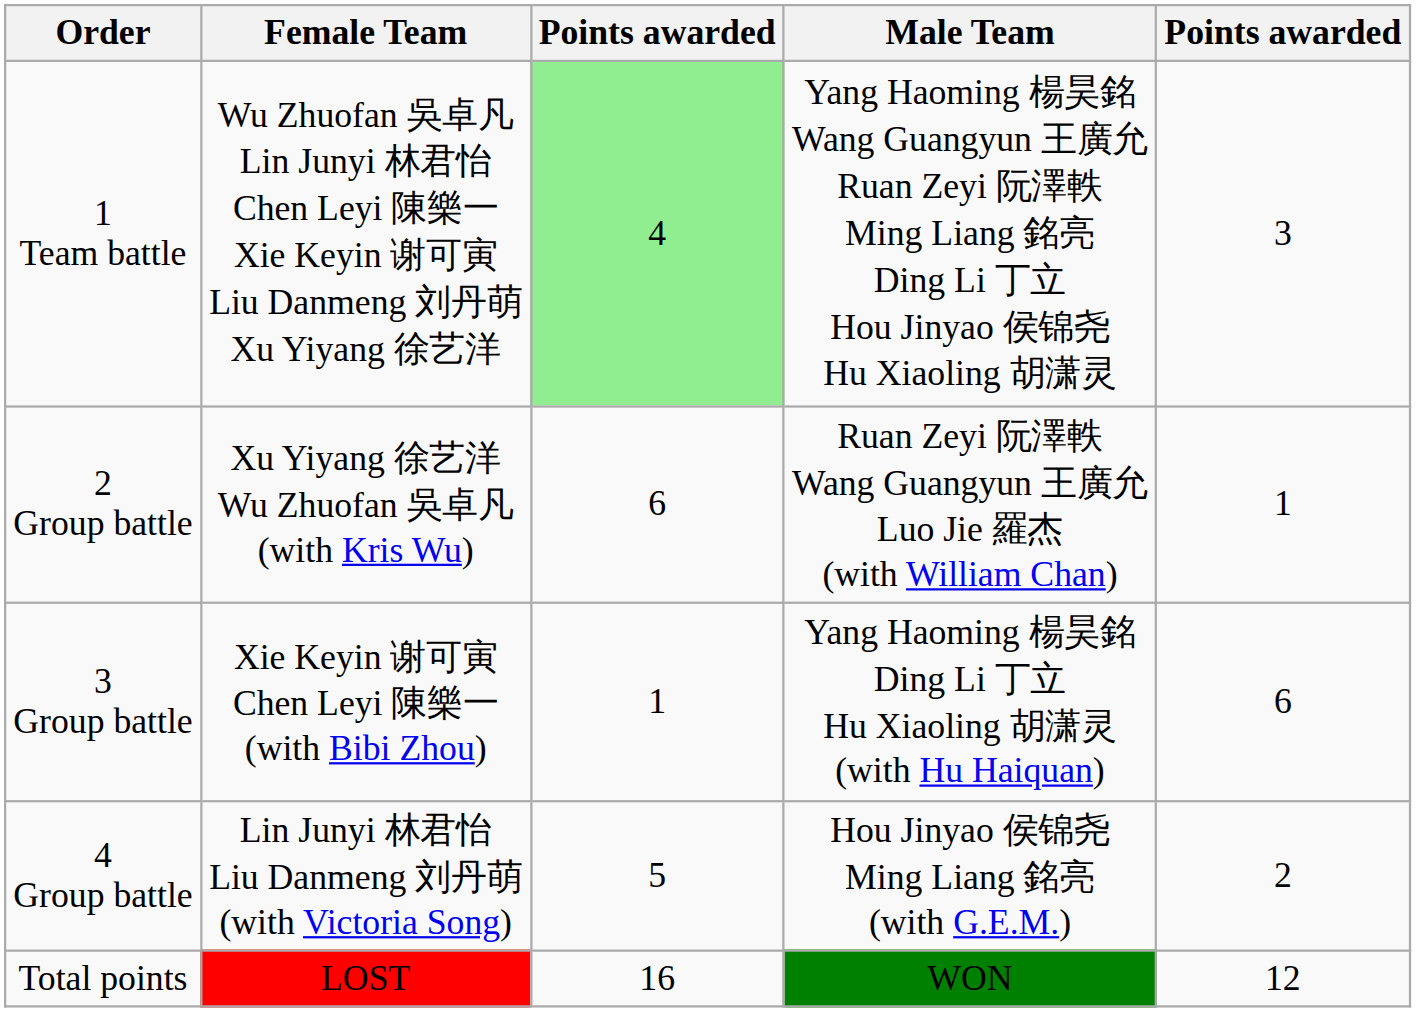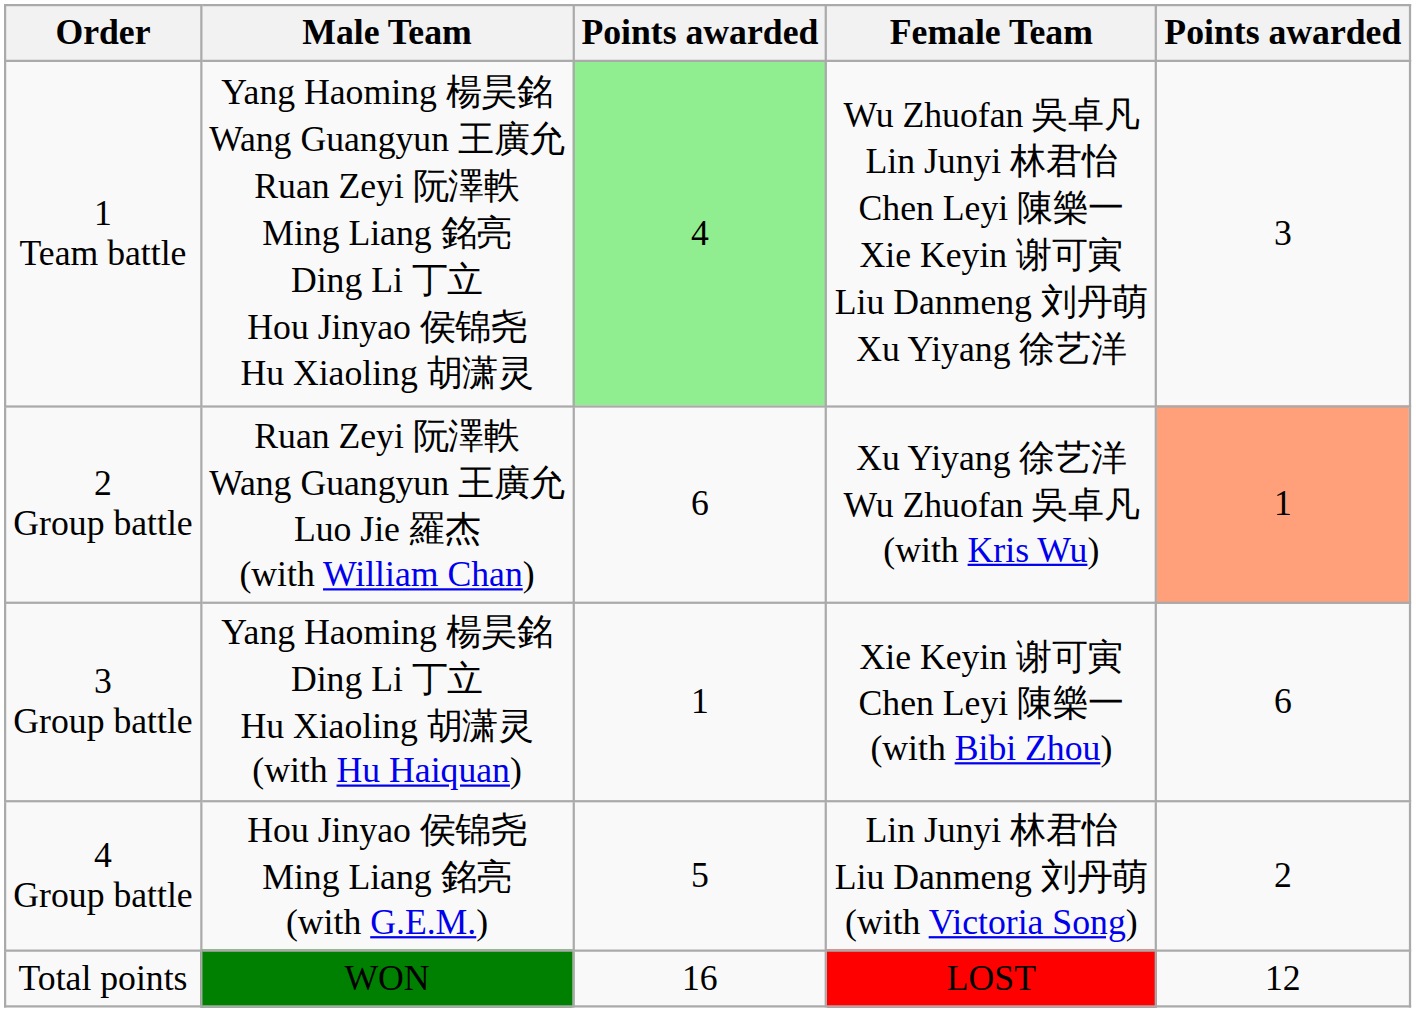columns swapped: (970, 32) <-> (366, 32)
(1283, 503) no background -> (1283, 503) lightsalmon background
